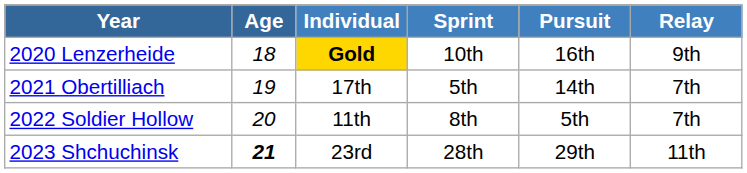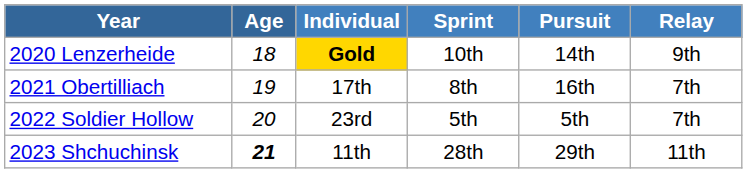(575, 54) 16th -> (575, 54) 14th
(463, 87) 5th -> (463, 87) 8th
(575, 87) 14th -> (575, 87) 16th
(352, 119) 11th -> (352, 119) 23rd
(463, 119) 8th -> (463, 119) 5th
(352, 152) 23rd -> (352, 152) 11th
